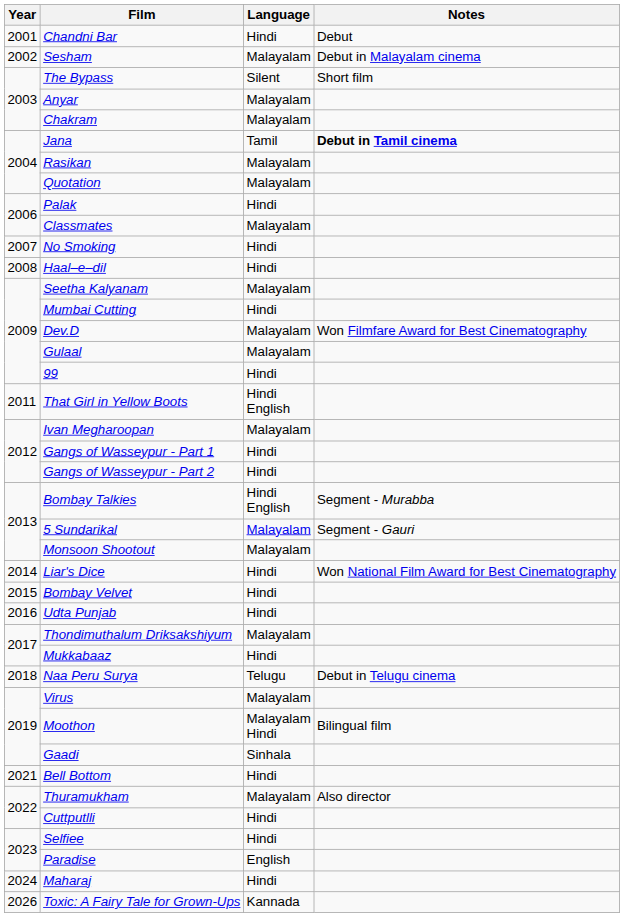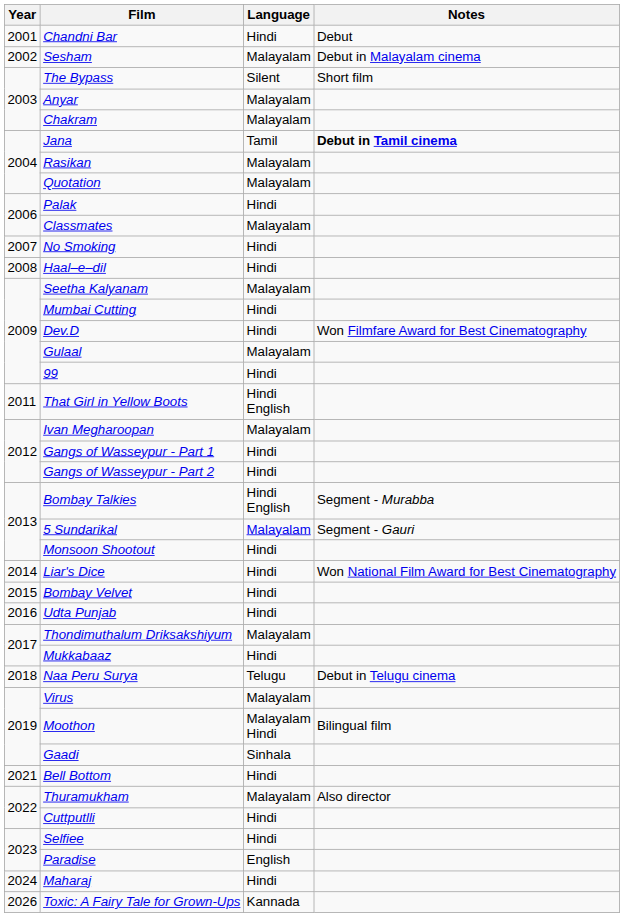(279, 330) Malayalam -> (262, 330) Hindi
(279, 550) Malayalam -> (262, 550) Hindi
